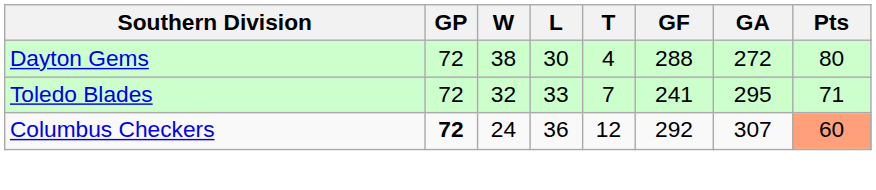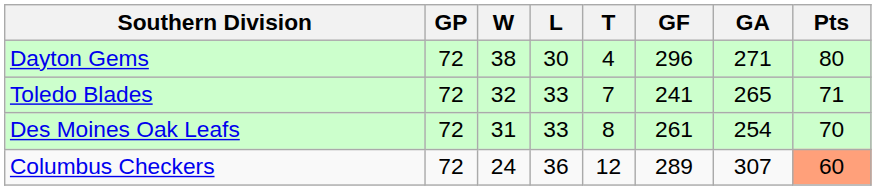(674, 58) 288 -> (674, 58) 296
(753, 58) 272 -> (753, 58) 271
(753, 94) 295 -> (753, 94) 265
+ row: (125, 130)
(451, 130) bold -> (451, 166) normal
(674, 130) 292 -> (674, 166) 289
